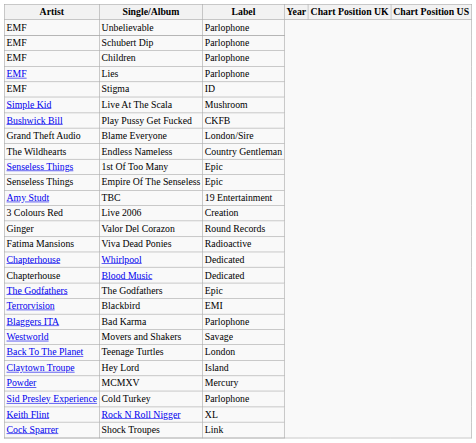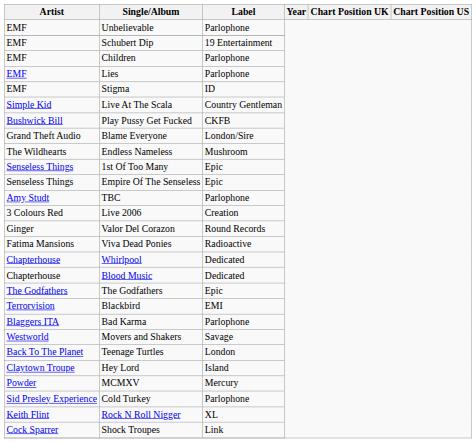(227, 43) Parlophone -> (239, 43) 19 Entertainment
(226, 105) Mushroom -> (243, 105) Country Gentleman
(243, 151) Country Gentleman -> (226, 151) Mushroom
(239, 197) 19 Entertainment -> (227, 197) Parlophone
